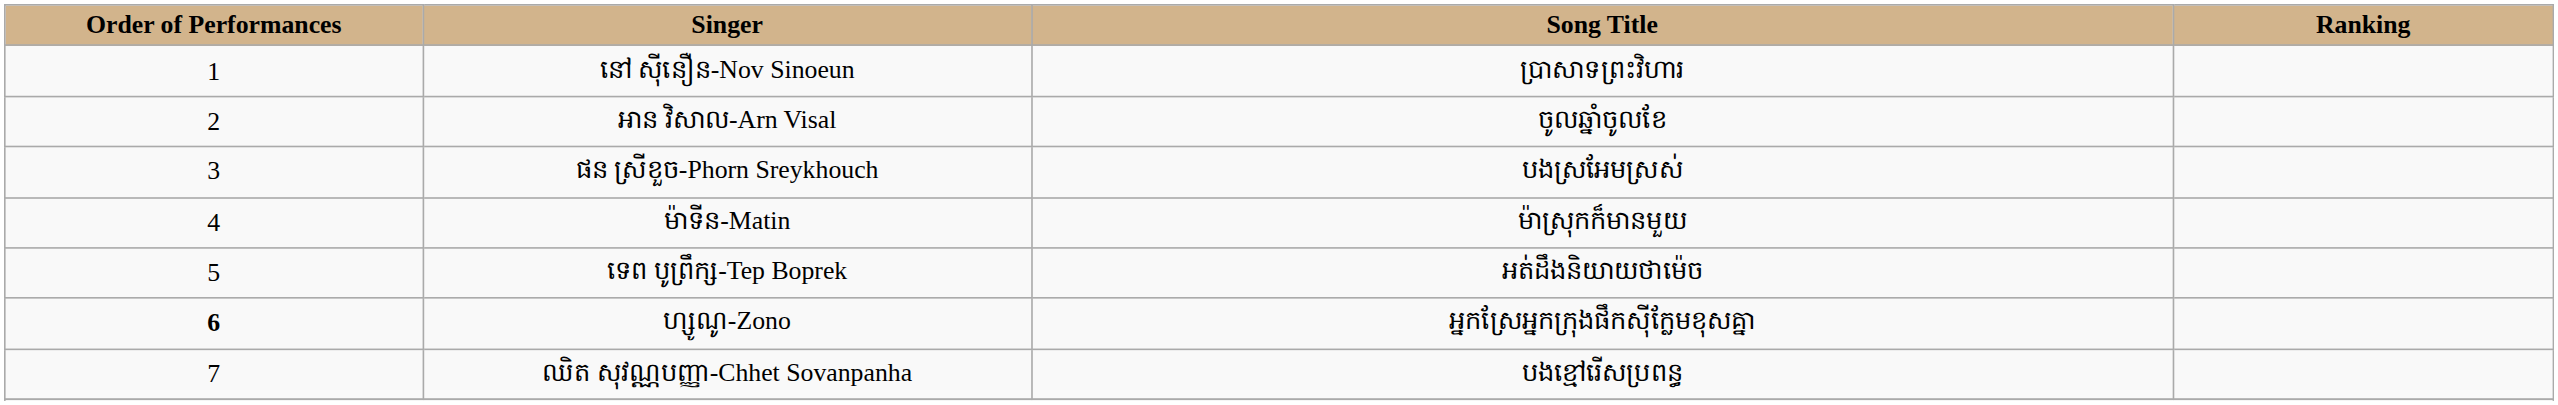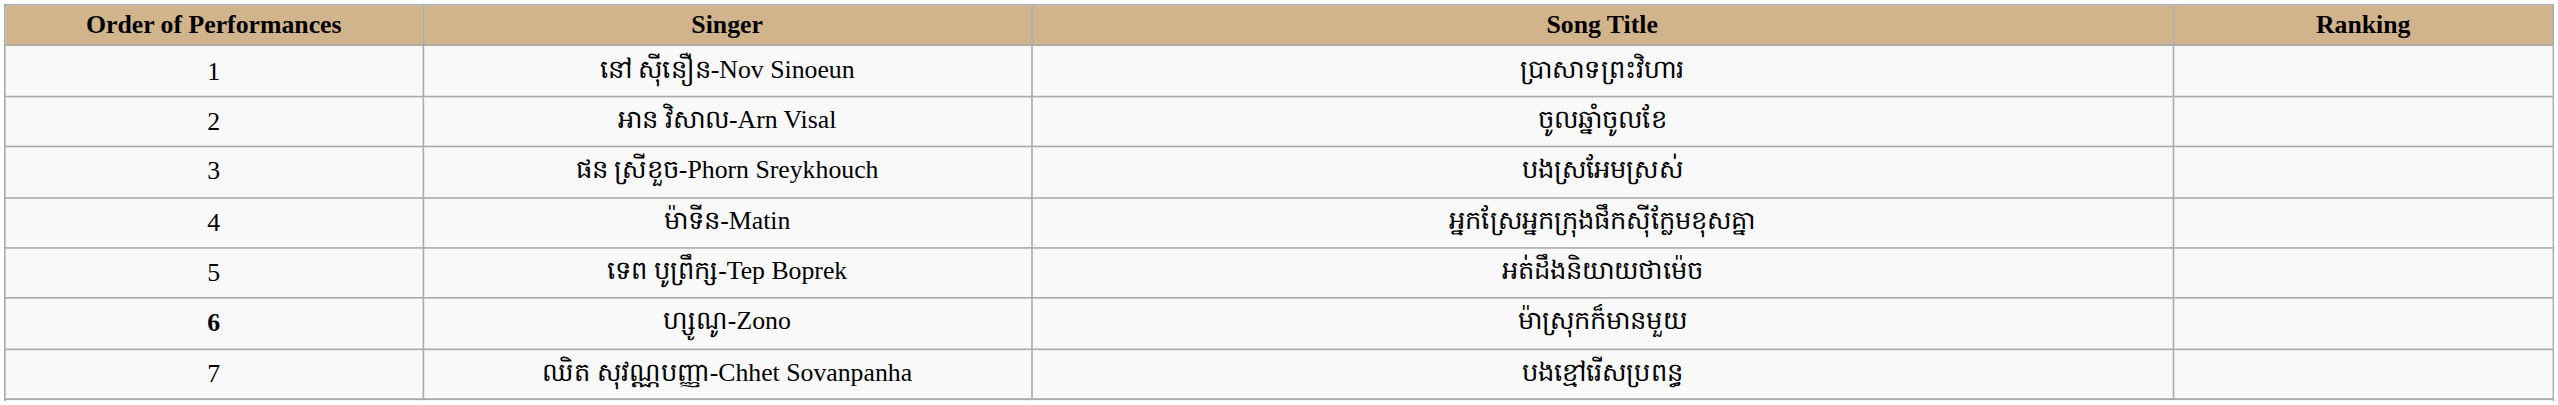(1602, 220) ម៉ាស្រុកក៏មានមួយ -> (1602, 220) អ្នកស្រែអ្នកក្រុងផឹកស៊ីក្លែមខុសគ្នា
(1602, 321) អ្នកស្រែអ្នកក្រុងផឹកស៊ីក្លែមខុសគ្នា -> (1602, 321) ម៉ាស្រុកក៏មានមួយ
